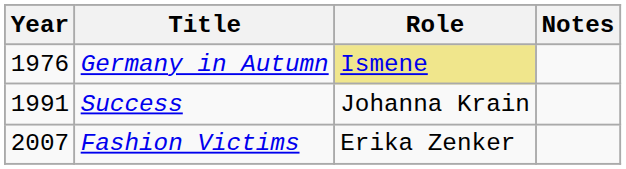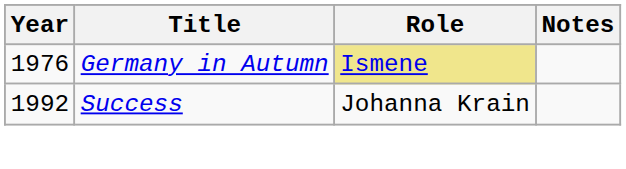(40, 104) 1991 -> (40, 104) 1992
- row: (190, 144)
